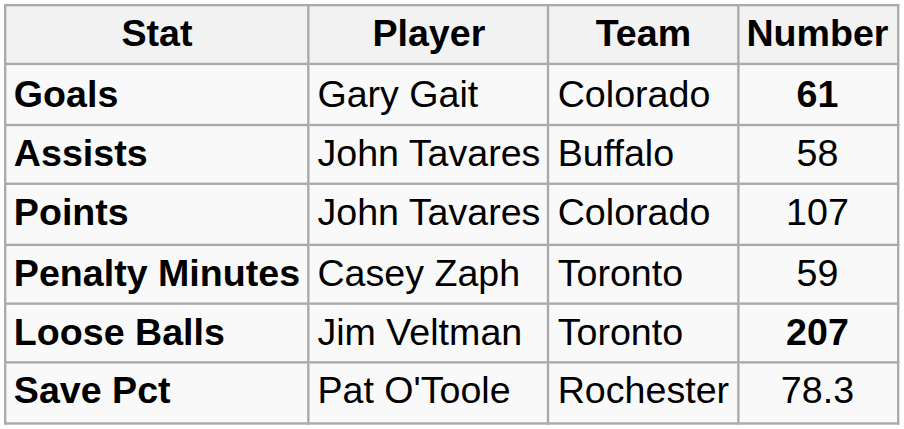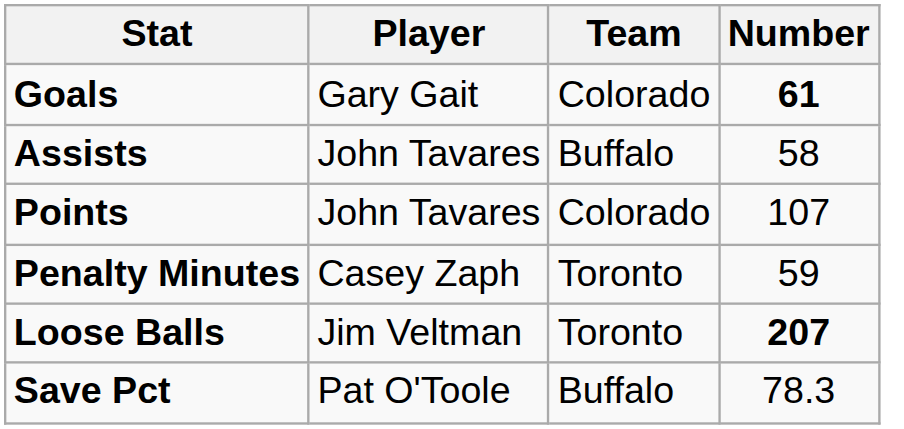(643, 392) Rochester -> (616, 392) Buffalo
